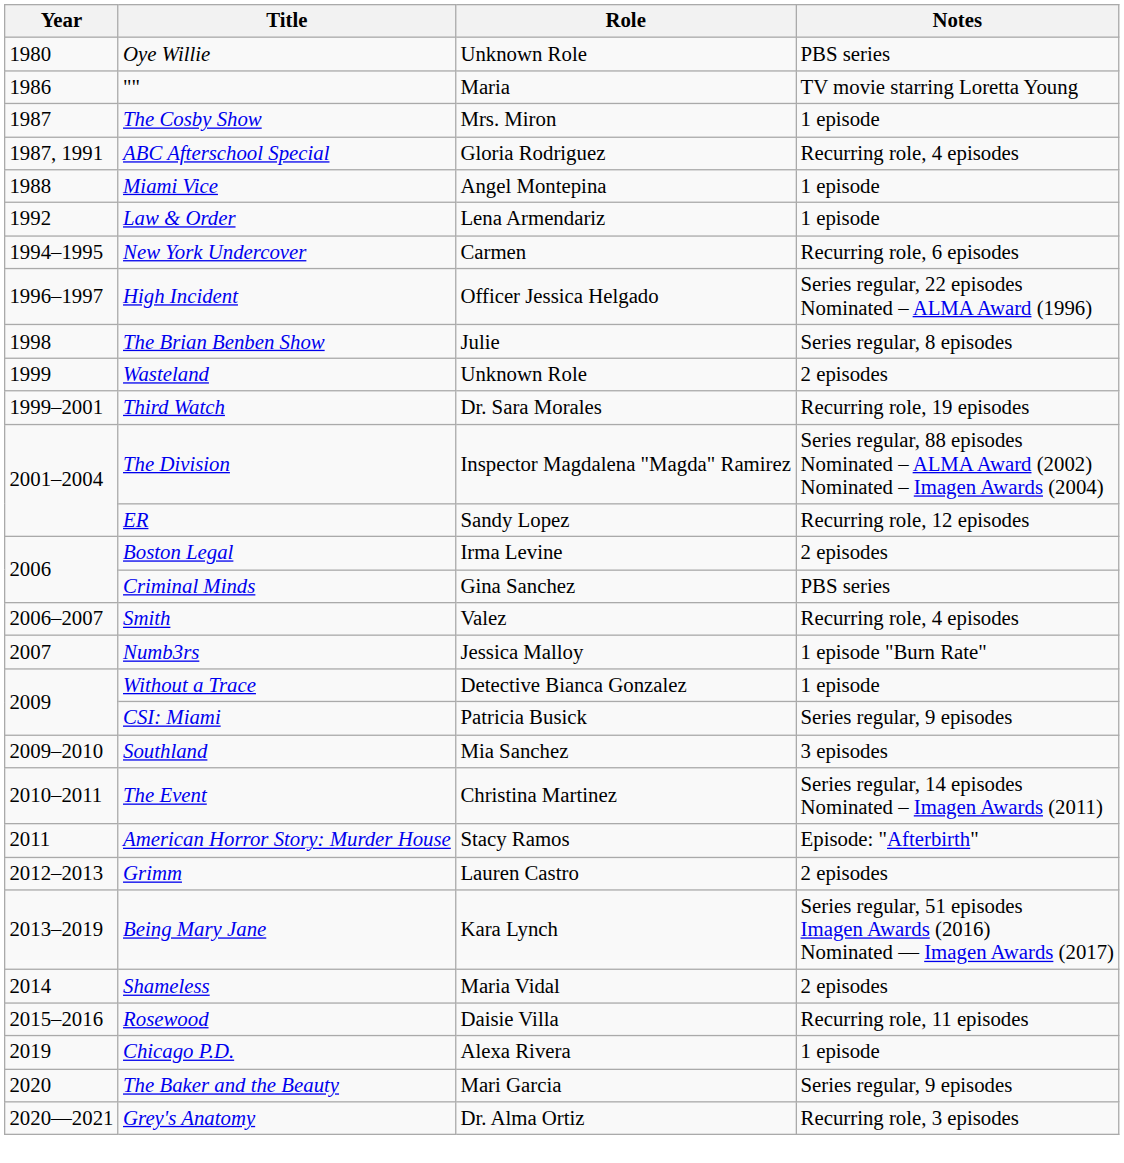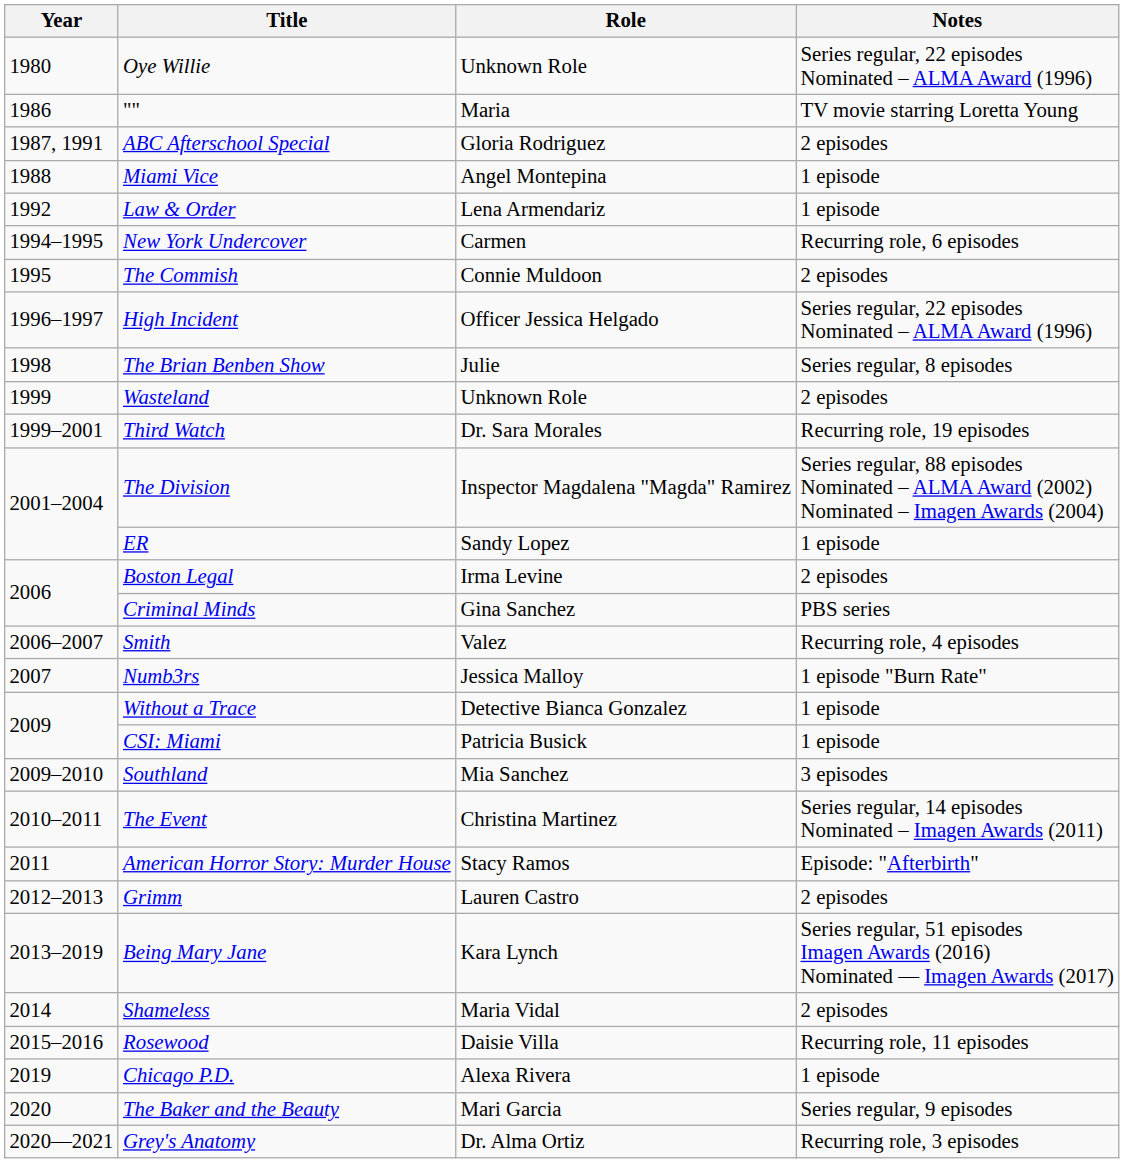(845, 53) PBS series -> (946, 65) Series regular, 22 episodes Nominated – ALMA Award (1996)
- row: (192, 119)
(910, 152) Recurring role, 4 episodes -> (844, 143) 2 episodes
+ row: (181, 275)
(915, 520) Recurring role, 12 episodes -> (840, 543) 1 episode
(906, 717) Series regular, 9 episodes -> (840, 741) 1 episode
